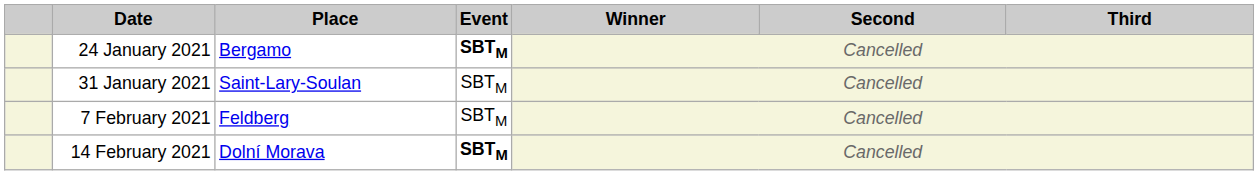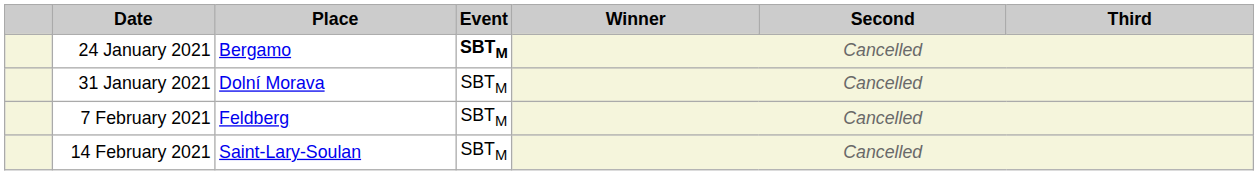(290, 84) Saint-Lary-Soulan -> (272, 84) Dolní Morava
(272, 151) Dolní Morava -> (290, 151) Saint-Lary-Soulan
(484, 151) bold -> (484, 151) normal
